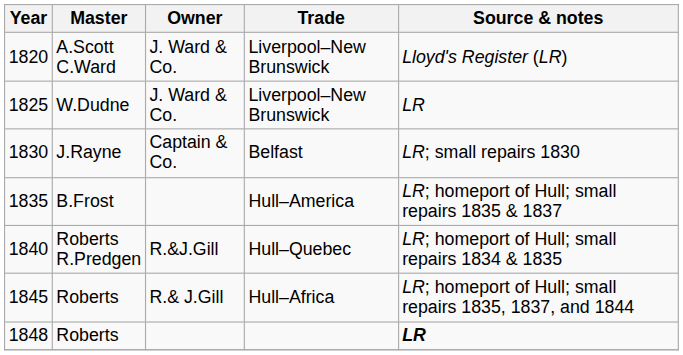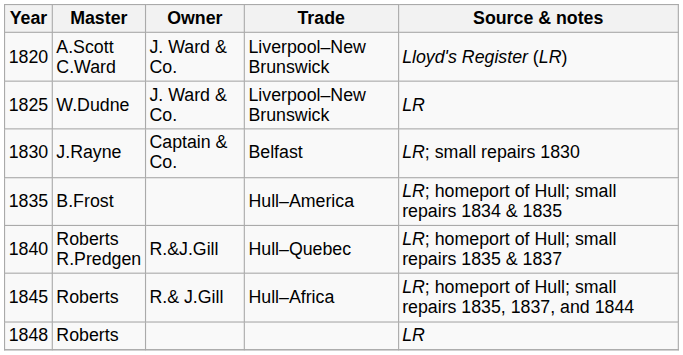(509, 201) LR; homeport of Hull; small repairs 1835 & 1837 -> (509, 201) LR; homeport of Hull; small repairs 1834 & 1835
(509, 249) LR; homeport of Hull; small repairs 1834 & 1835 -> (509, 249) LR; homeport of Hull; small repairs 1835 & 1837
(414, 335) bold -> (413, 335) normal
